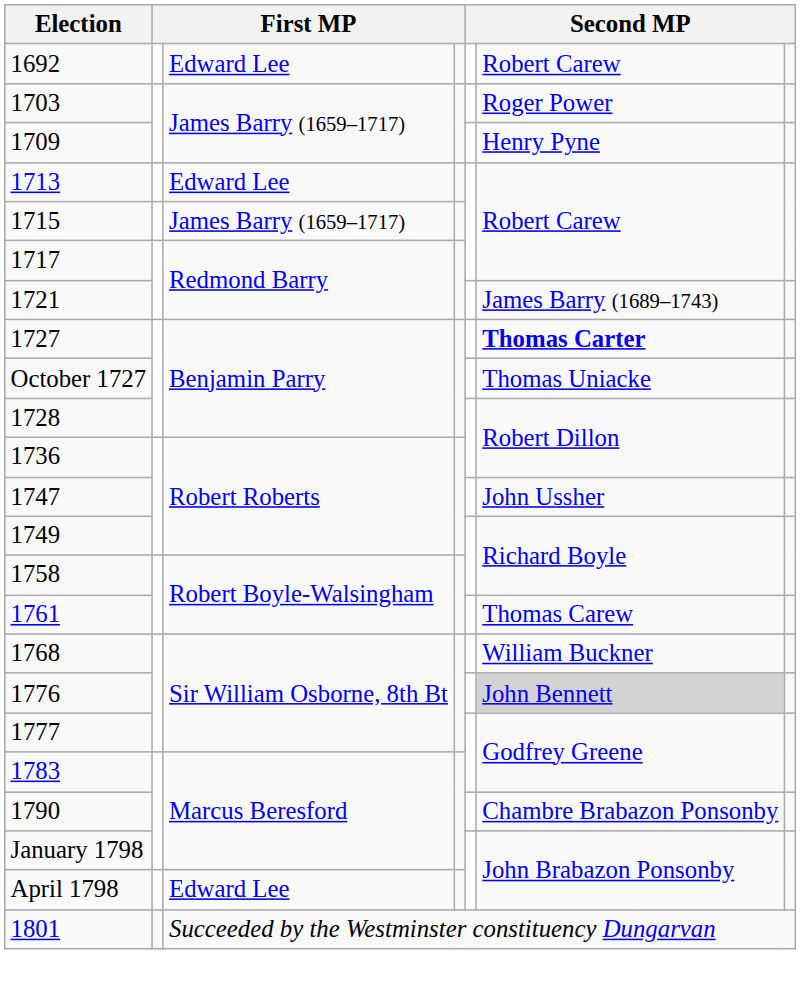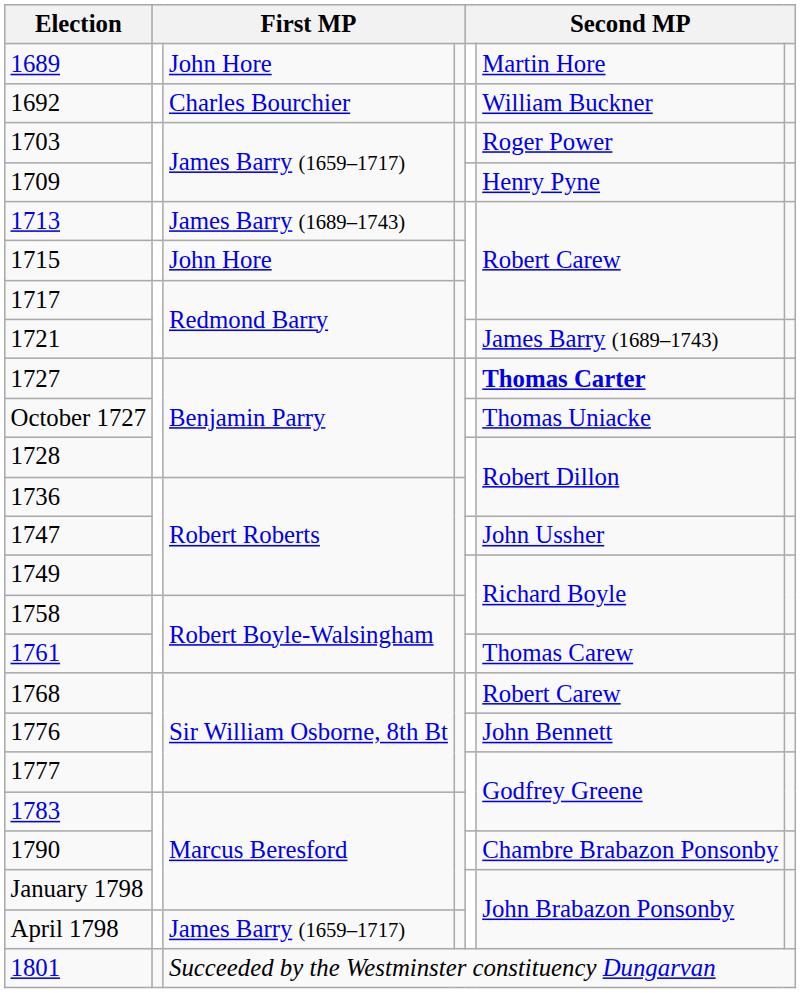+ row: (35, 63)
(229, 63) Edward Lee -> (260, 102) Charles Bourchier
(551, 63) Robert Carew -> (567, 102) William Buckner
(229, 181) Edward Lee -> (287, 220) James Barry (1689–1743)
(287, 220) James Barry (1659–1717) -> (220, 260) John Hore
(567, 653) William Buckner -> (551, 692) Robert Carew
(547, 692) lightgrey background -> (547, 732) no background
(229, 889) Edward Lee -> (287, 928) James Barry (1659–1717)
